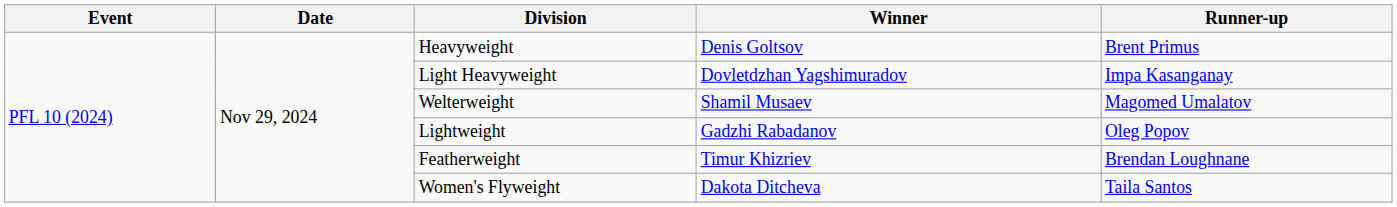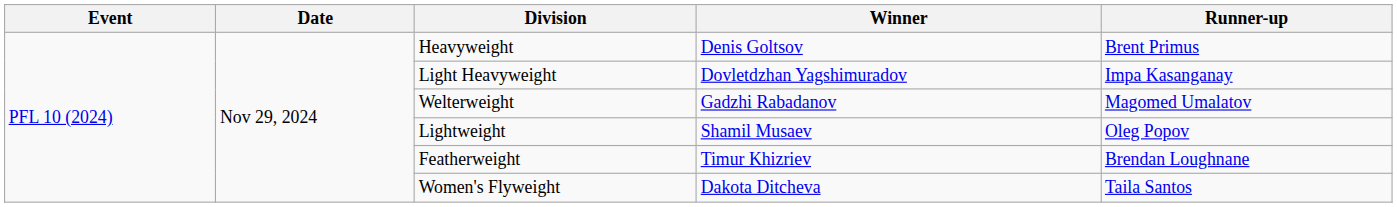(756, 103) Shamil Musaev -> (769, 103) Gadzhi Rabadanov
(769, 131) Gadzhi Rabadanov -> (756, 131) Shamil Musaev
